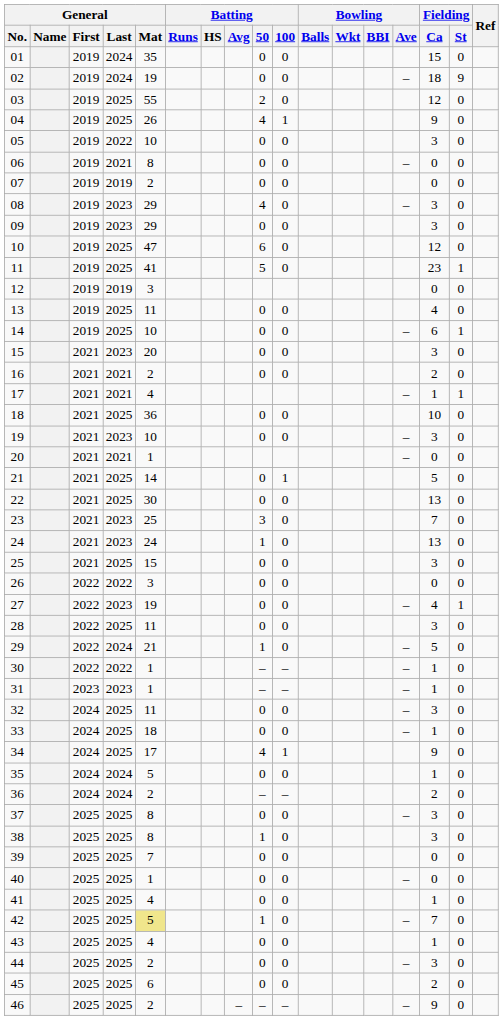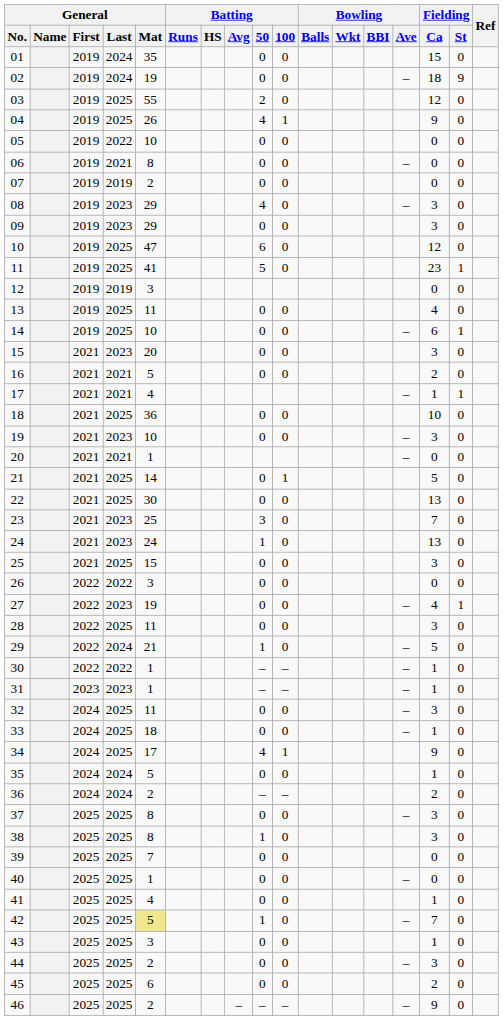(434, 141) 3 -> (434, 141) 0
(150, 373) 2 -> (150, 373) 5
(150, 941) 4 -> (150, 941) 3
